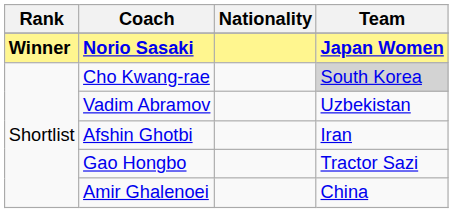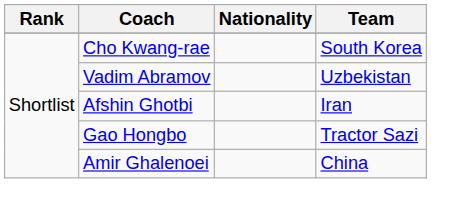- row: (138, 47)
(371, 76) lightgrey background -> (371, 47) no background
